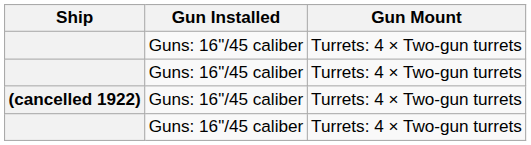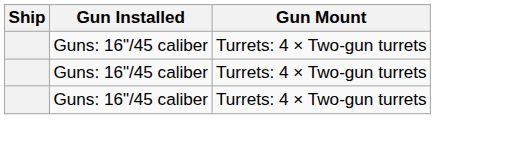- row: (75, 99)
